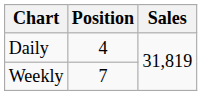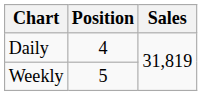(103, 76) 7 -> (103, 76) 5
